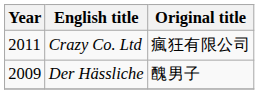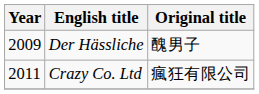rows swapped: (96, 74) <-> (95, 45)
